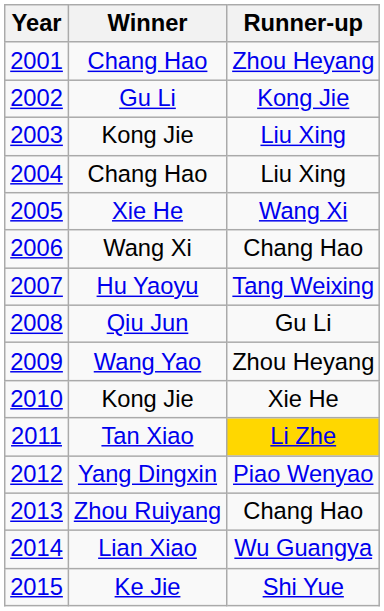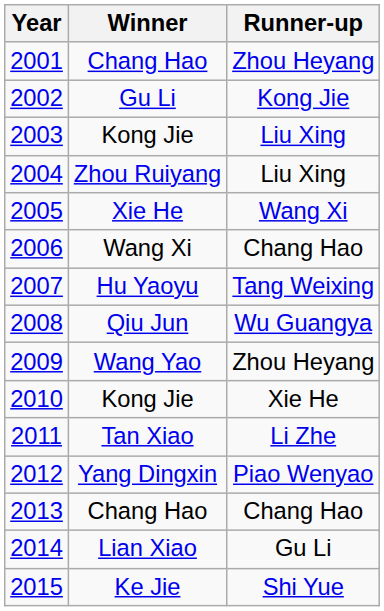(148, 173) Chang Hao -> (148, 173) Zhou Ruiyang
(303, 323) Gu Li -> (303, 323) Wu Guangya
(303, 436) gold background -> (303, 436) no background
(148, 511) Zhou Ruiyang -> (148, 511) Chang Hao
(303, 549) Wu Guangya -> (303, 549) Gu Li
